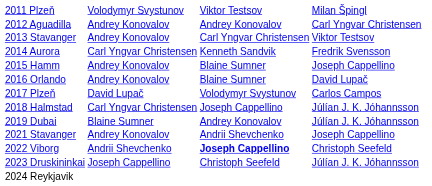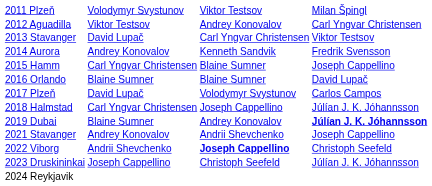(128, 24) Andrey Konovalov -> (119, 24) Viktor Testsov
(128, 38) Andrey Konovalov -> (116, 38) David Lupač
(142, 52) Carl Yngvar Christensen -> (128, 52) Andrey Konovalov
(128, 66) Andrey Konovalov -> (142, 66) Carl Yngvar Christensen
(128, 80) Andrey Konovalov -> (121, 80) Blaine Sumner
(365, 121) normal -> (370, 121) bold
